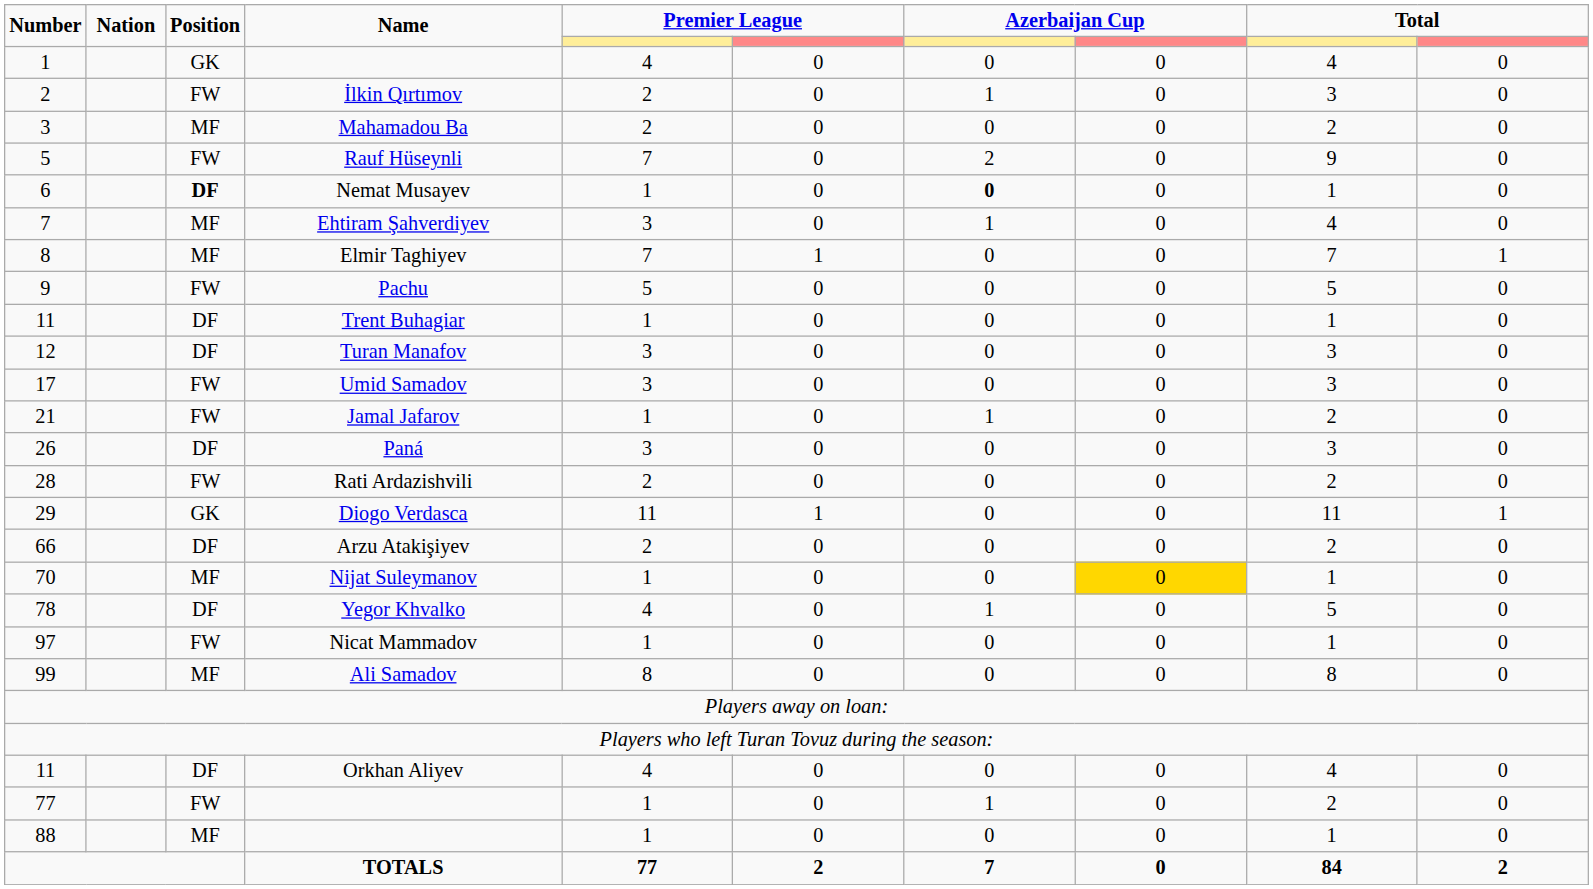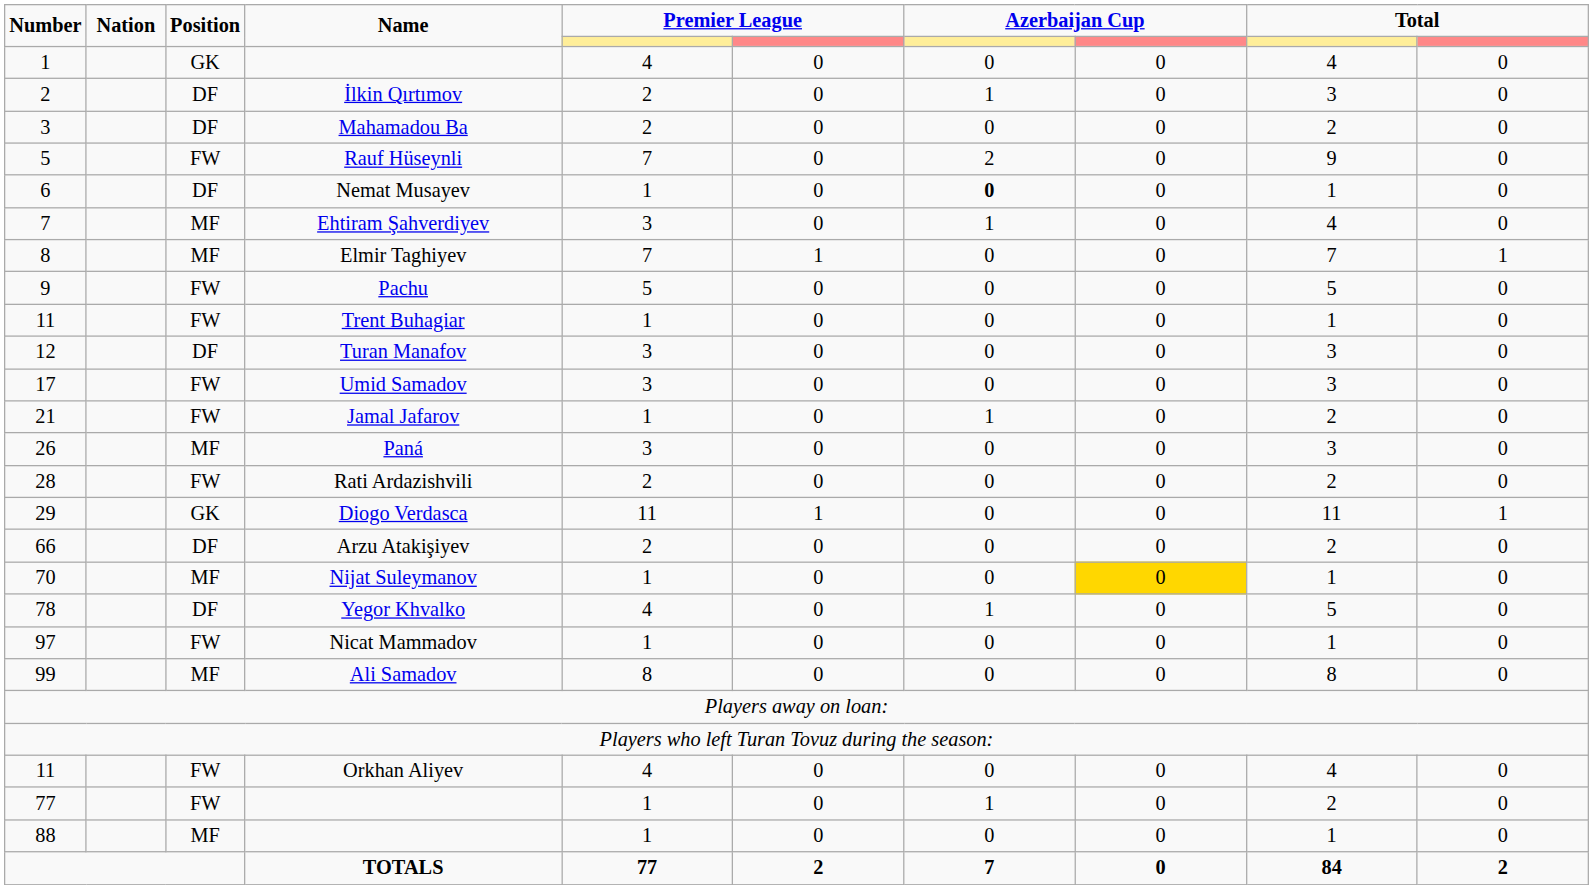(205, 94) FW -> (205, 94) DF
(205, 126) MF -> (205, 126) DF
(205, 191) bold -> (205, 191) normal
(205, 320) DF -> (205, 320) FW
(205, 448) DF -> (205, 448) MF
(205, 771) DF -> (205, 771) FW
